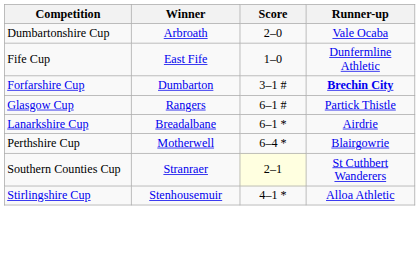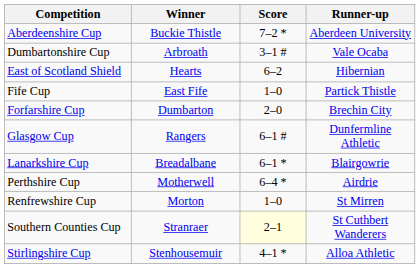+ row: (54, 33)
(273, 33) 2–0 -> (273, 52) 3–1 #
+ row: (64, 71)
(360, 59) Dunfermline Athletic -> (360, 91) Partick Thistle
(273, 85) 3–1 # -> (273, 110) 2–0
(360, 85) bold -> (360, 110) normal
(360, 104) Partick Thistle -> (360, 136) Dunfermline Athletic
(360, 124) Airdrie -> (360, 162) Blairgowrie
(360, 143) Blairgowrie -> (360, 182) Airdrie
+ row: (52, 201)
